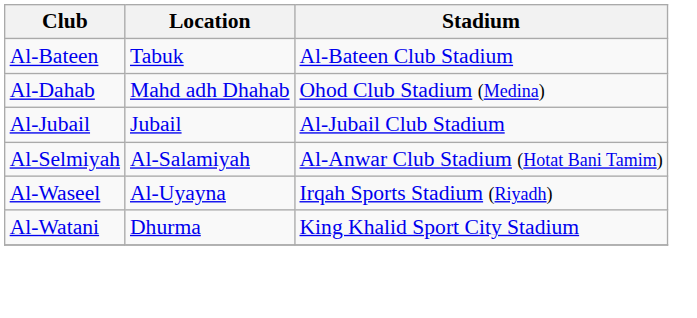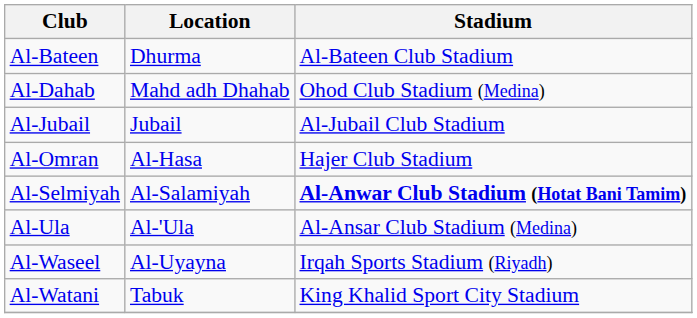(157, 55) Tabuk -> (165, 55) Dhurma
+ row: (54, 158)
(481, 158) normal -> (493, 192) bold
+ row: (40, 227)
(165, 227) Dhurma -> (157, 295) Tabuk
